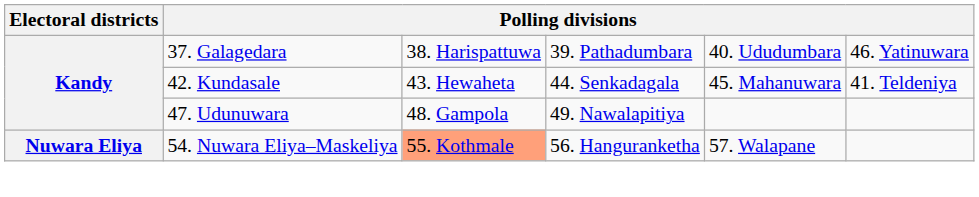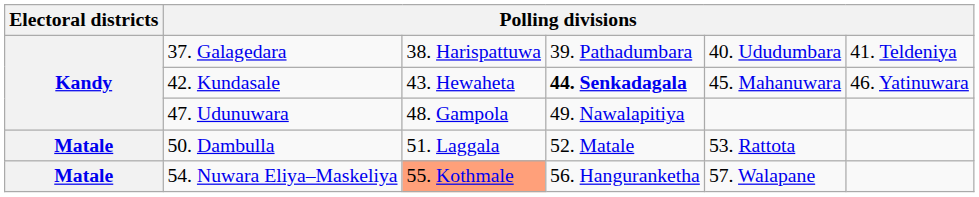(910, 51) 46. Yatinuwara -> (903, 51) 41. Teldeniya
(615, 82) normal -> (618, 82) bold
(903, 82) 41. Teldeniya -> (910, 82) 46. Yatinuwara
+ row: (221, 144)
(84, 144) Nuwara Eliya -> (84, 176) Matale
